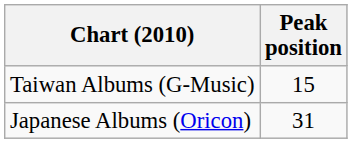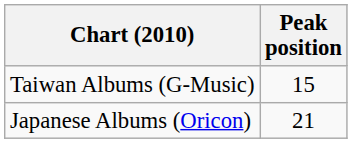(303, 120) 31 -> (303, 120) 21
